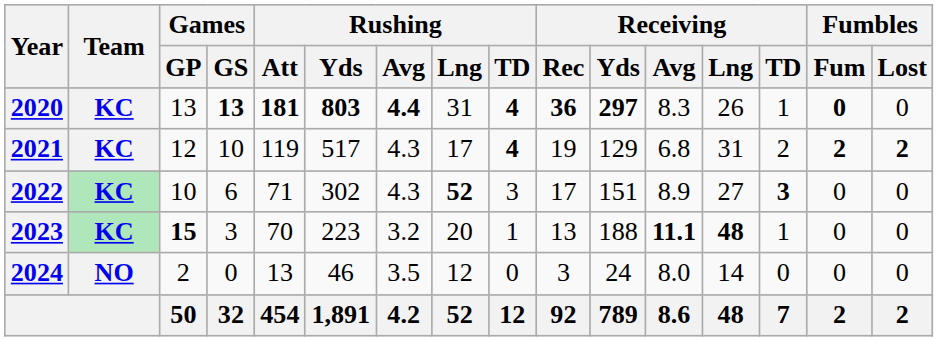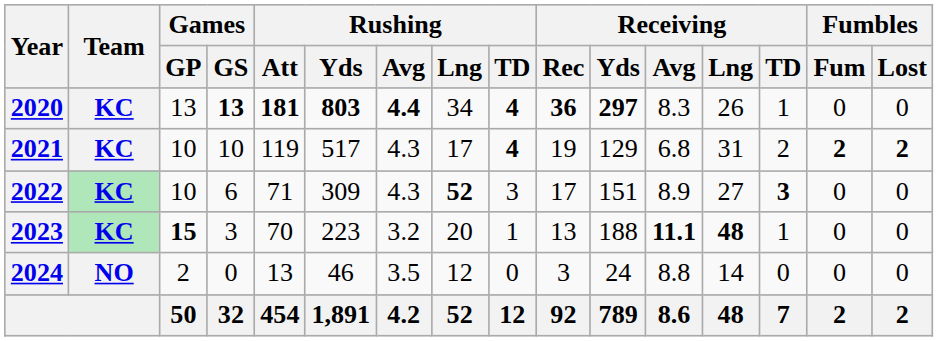(460, 107) 31 -> (460, 107) 34
(840, 107) bold -> (840, 107) normal
(183, 149) 12 -> (183, 149) 10
(341, 190) 302 -> (341, 190) 309
(674, 273) 8.0 -> (674, 273) 8.8
